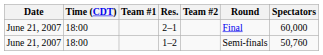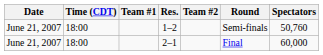rows swapped: (170, 43) <-> (170, 27)
